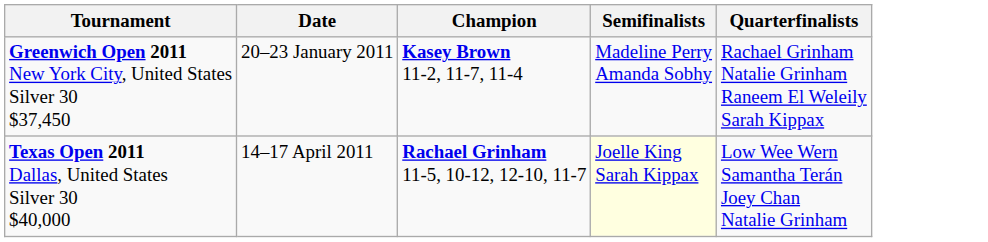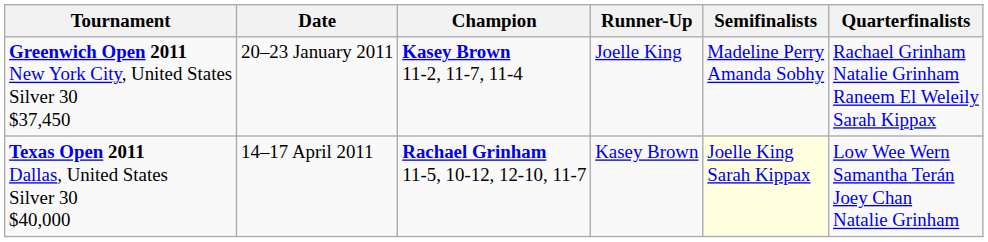+ column: (647, 20)
